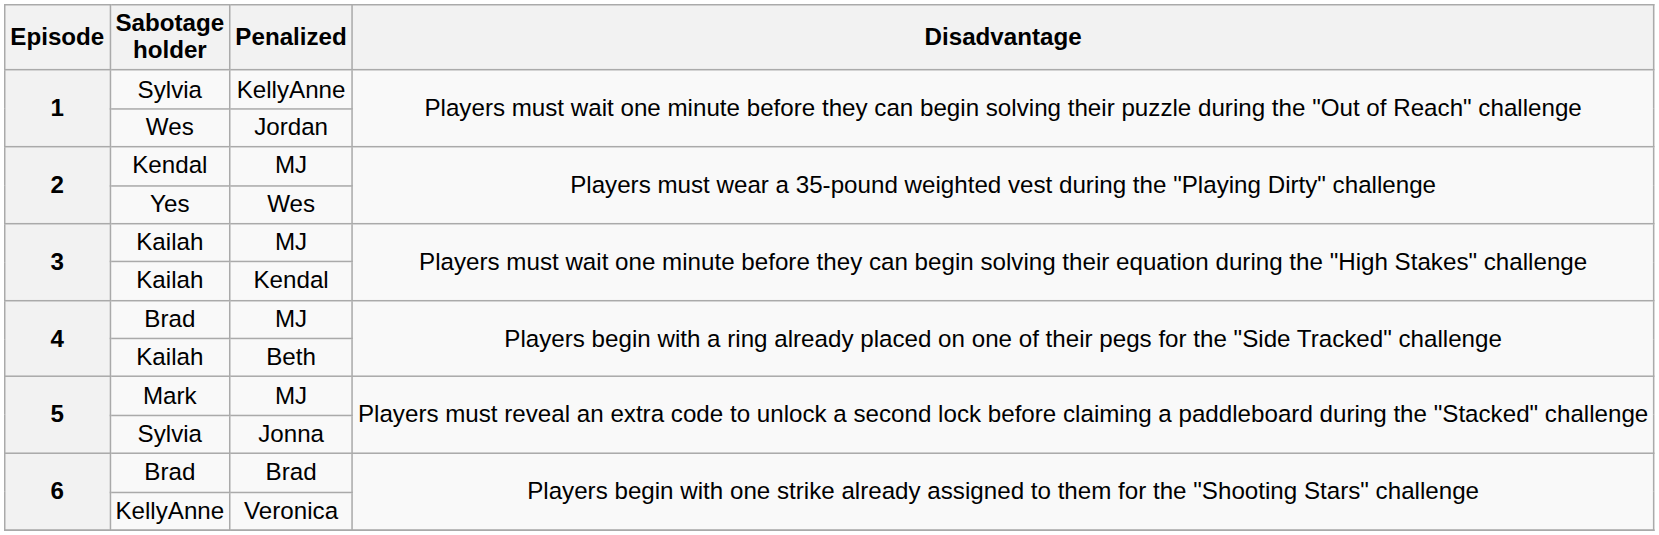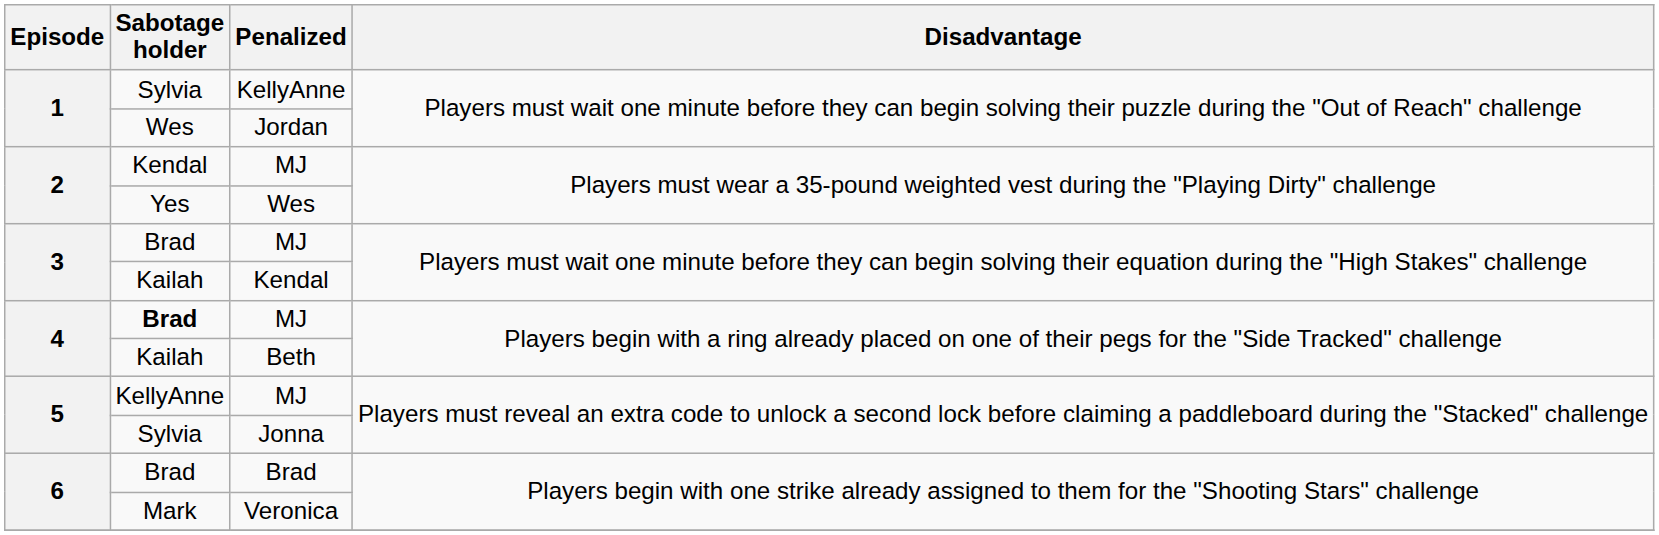(170, 242) Kailah -> (170, 242) Brad
(170, 319) normal -> (170, 319) bold
(170, 395) Mark -> (170, 395) KellyAnne
(170, 510) KellyAnne -> (170, 510) Mark
